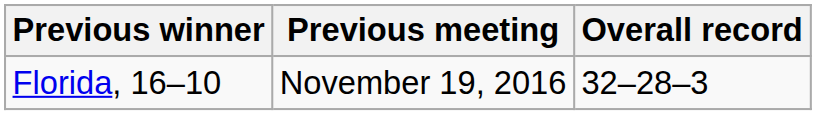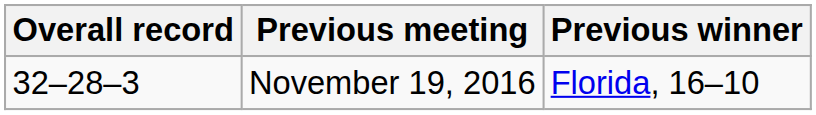columns swapped: (692, 30) <-> (139, 30)
